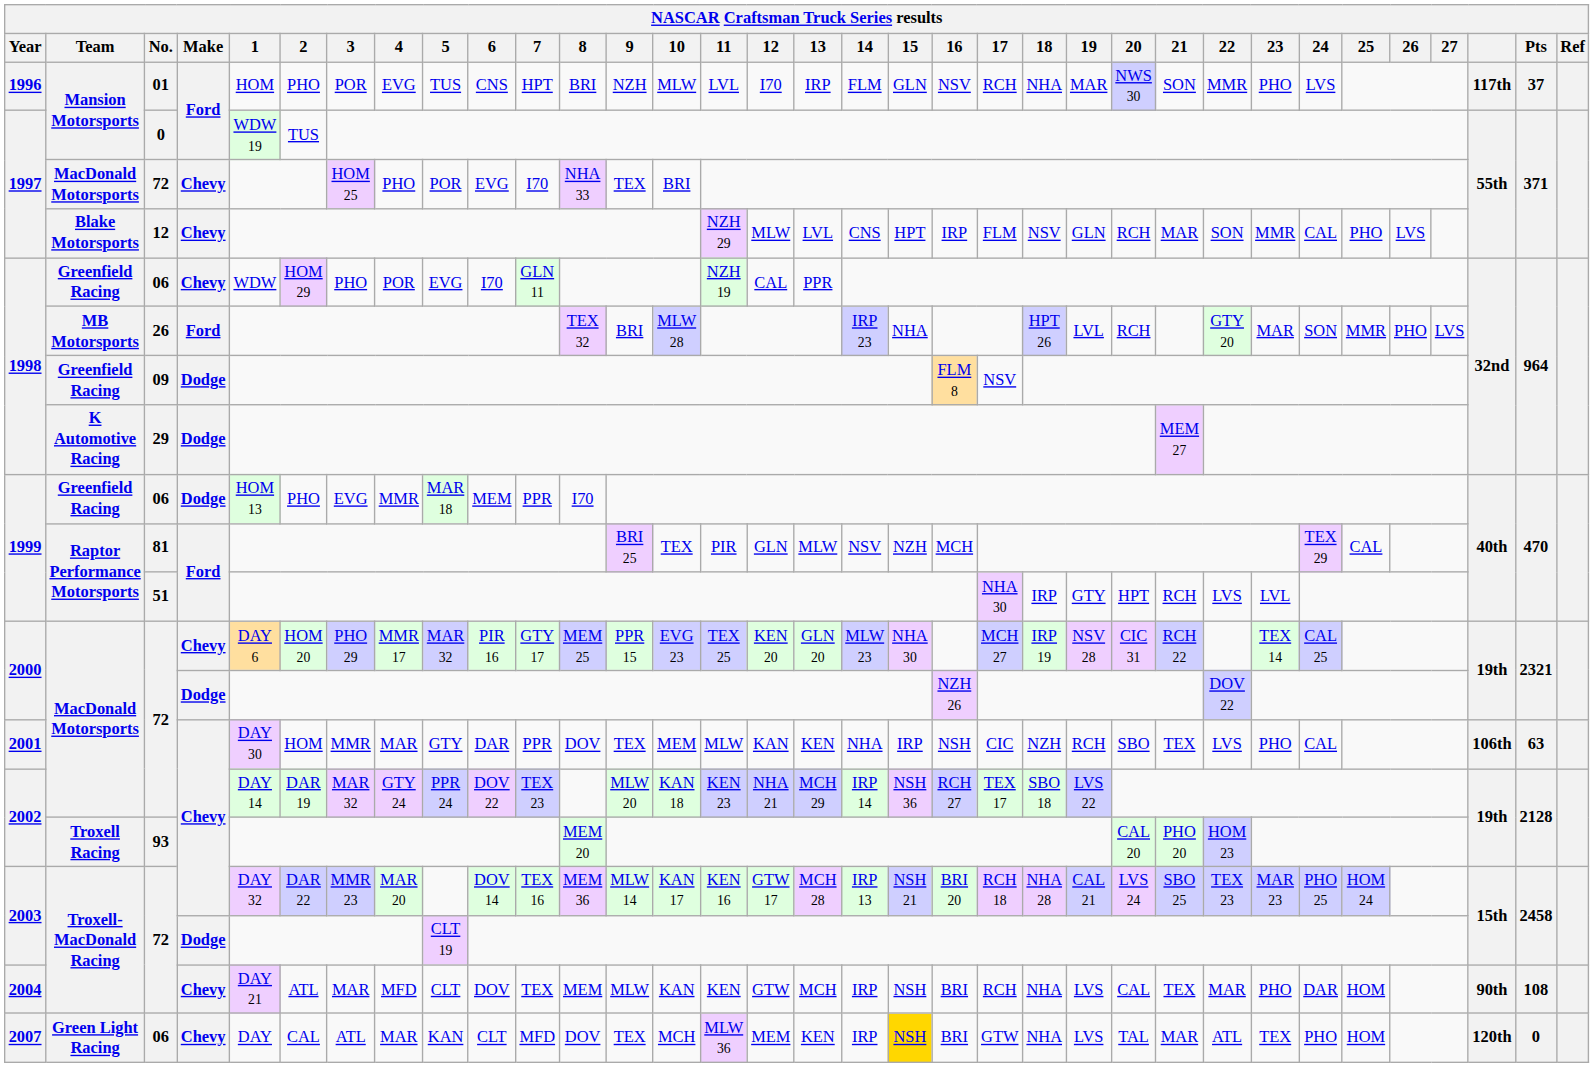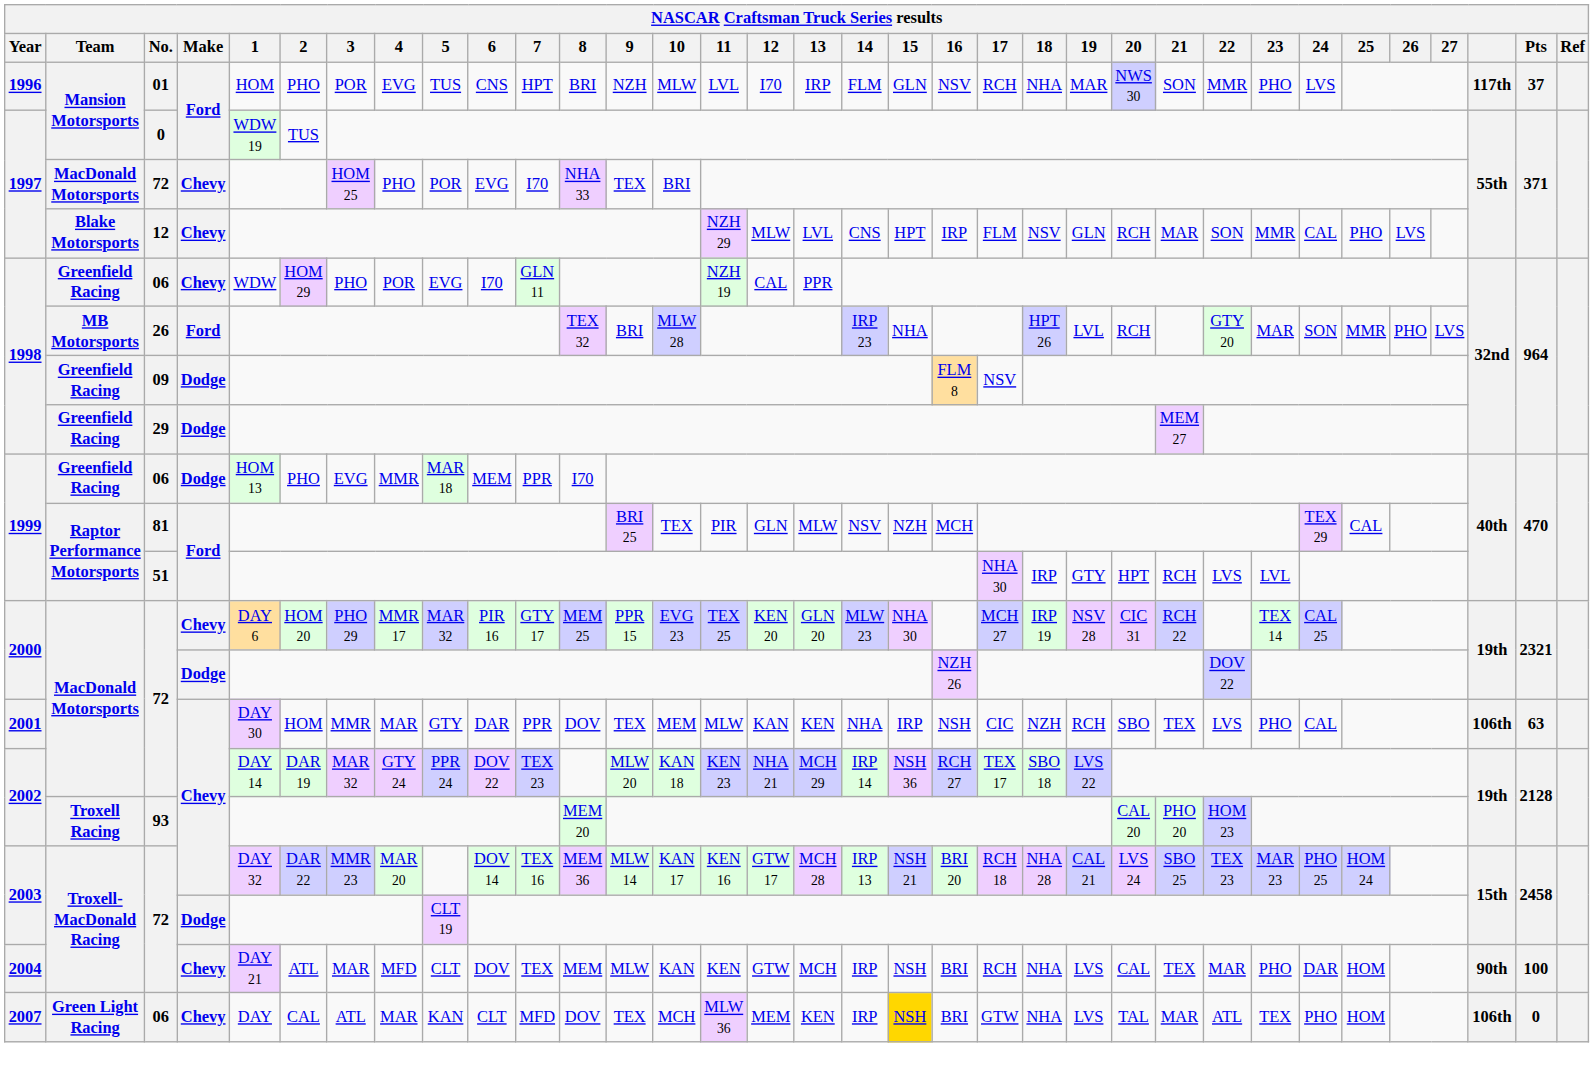(95, 439) K Automotive Racing -> (95, 429) Greenfield Racing
(1536, 988) 108 -> (1536, 968) 100
(1492, 1037) 120th -> (1492, 1017) 106th
